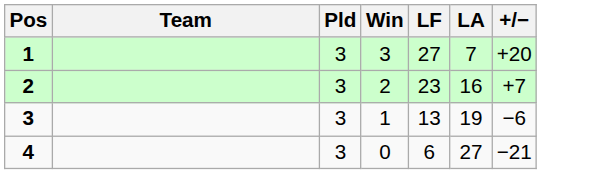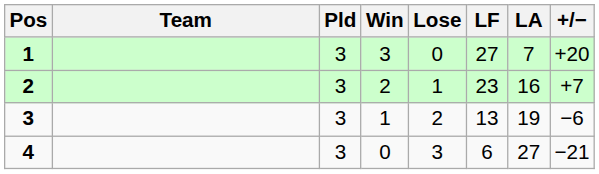+ column: (437, 20)
